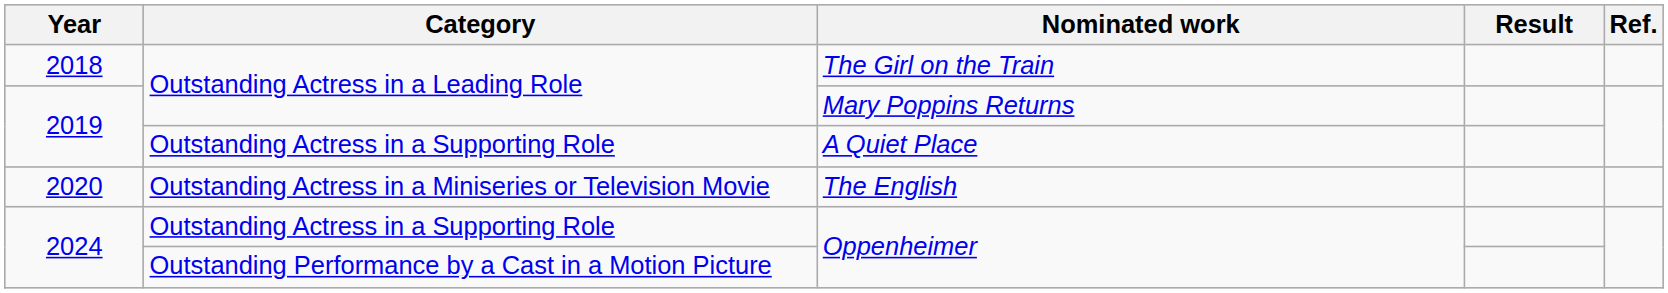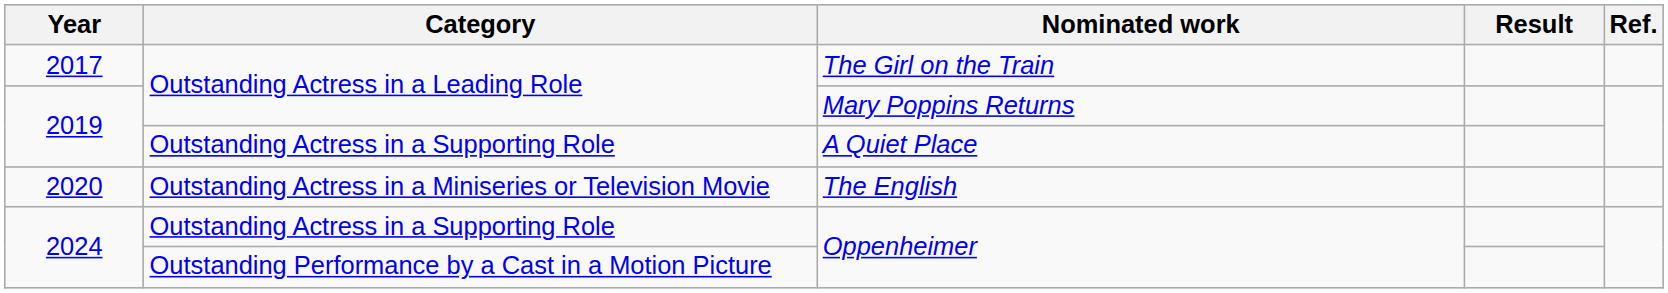(74, 65) 2018 -> (74, 65) 2017
